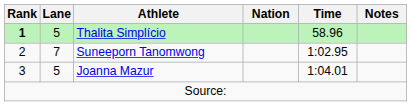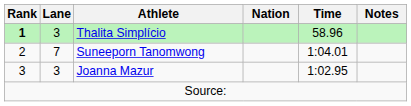(57, 33) 5 -> (57, 33) 3
(328, 52) 1:02.95 -> (328, 52) 1:04.01
(57, 71) 5 -> (57, 71) 3
(328, 71) 1:04.01 -> (328, 71) 1:02.95
